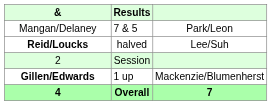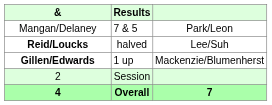rows swapped: (58, 76) <-> (58, 60)
